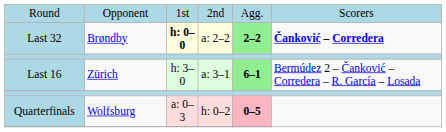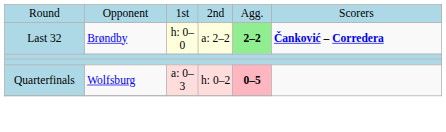(182, 38) bold -> (182, 38) normal
- row: (44, 74)
